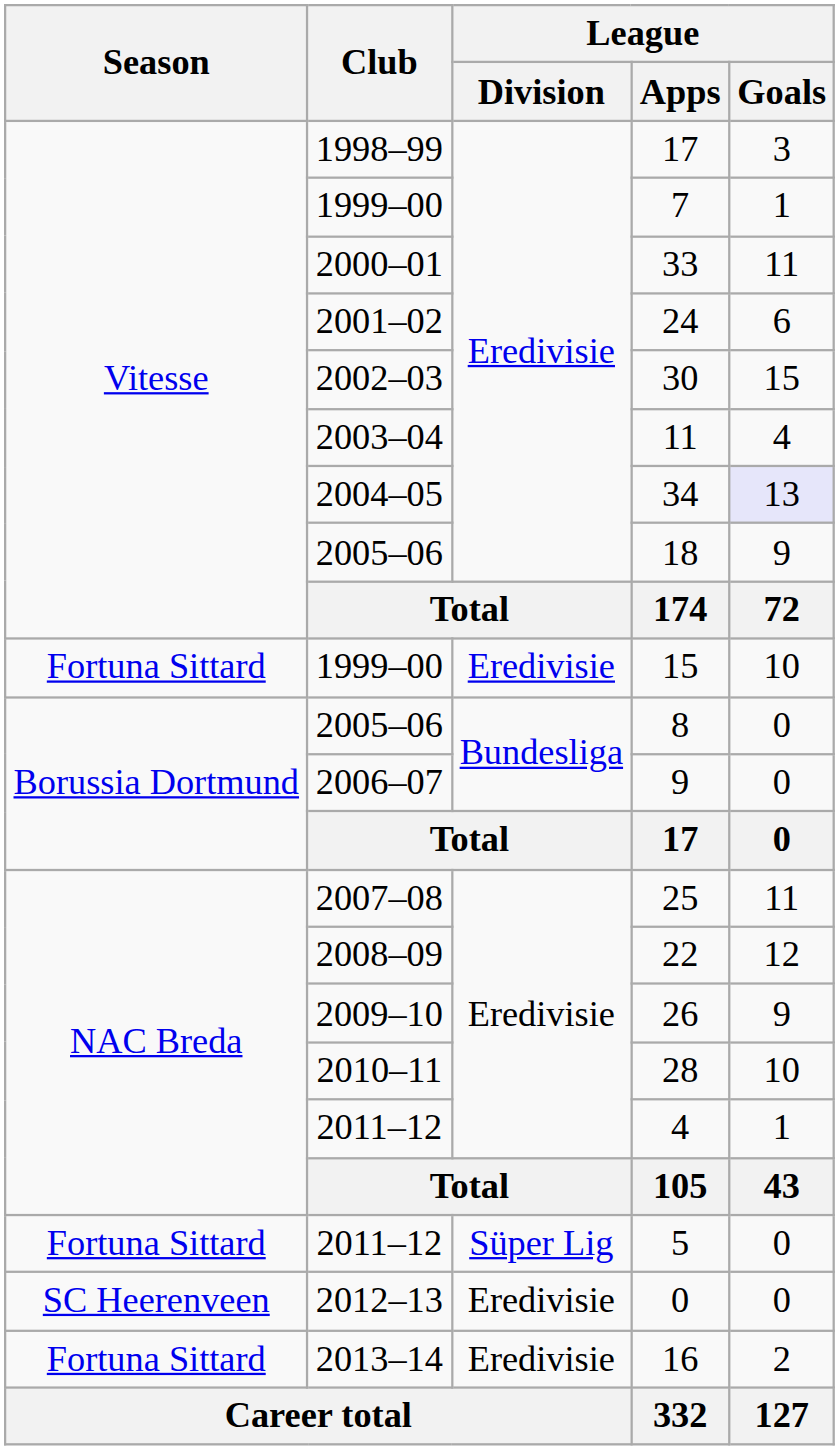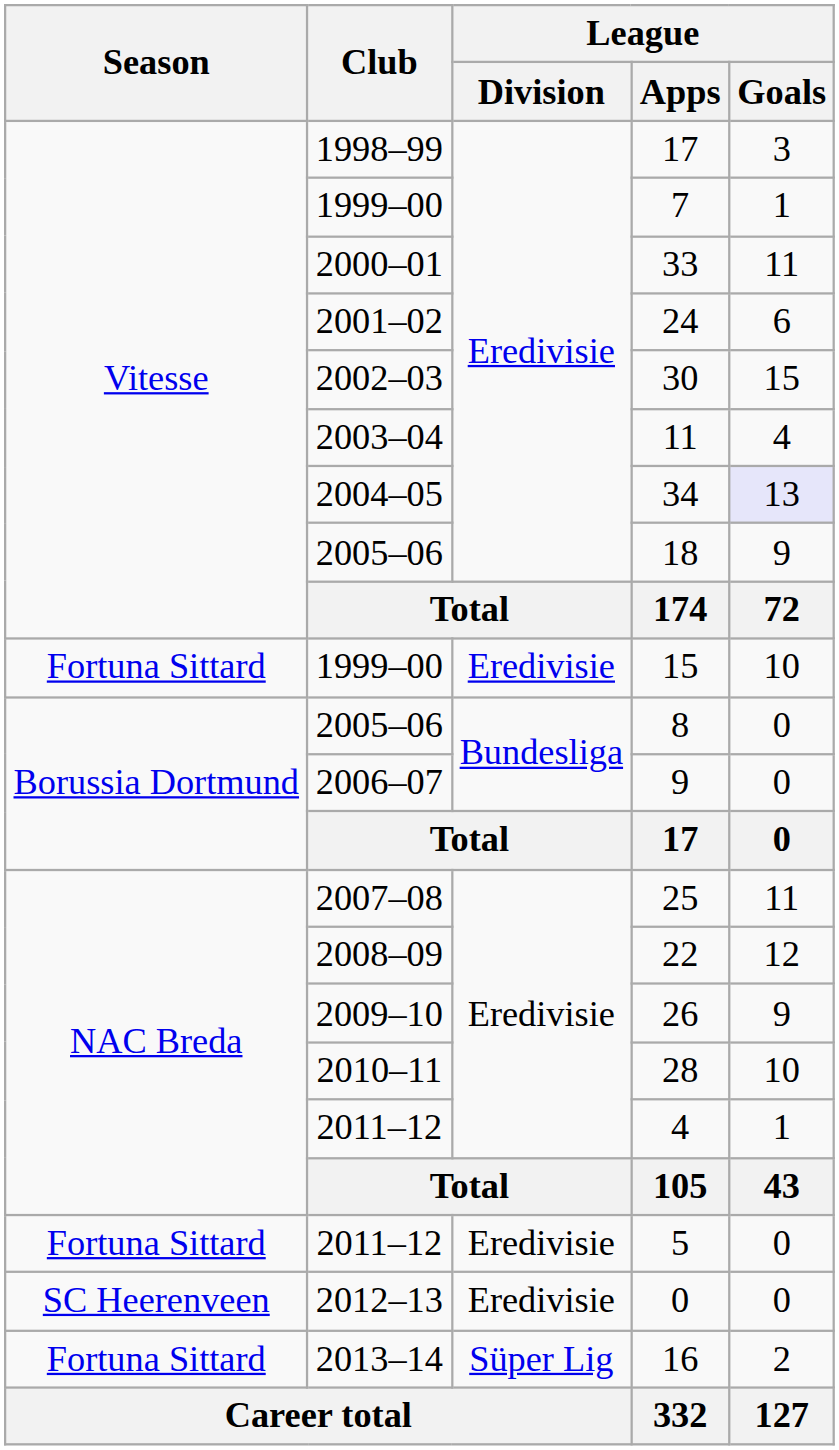(541, 1242) Süper Lig -> (541, 1242) Eredivisie
(541, 1358) Eredivisie -> (541, 1358) Süper Lig
